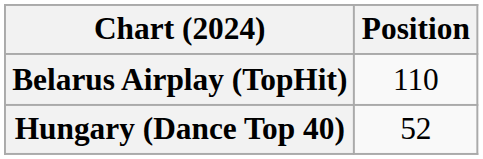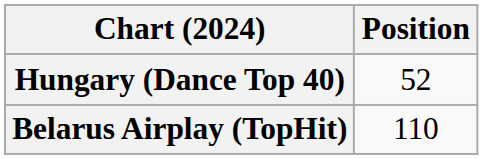rows swapped: (180, 79) <-> (180, 128)
